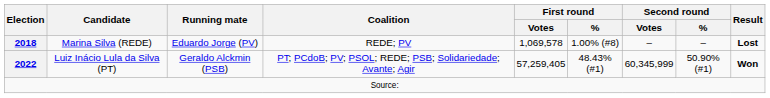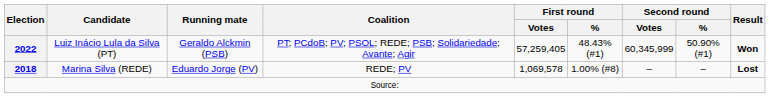rows swapped: (107, 43) <-> (107, 64)
